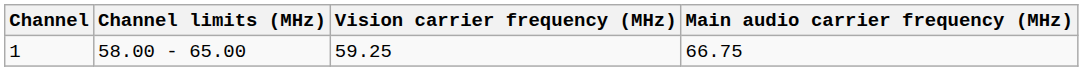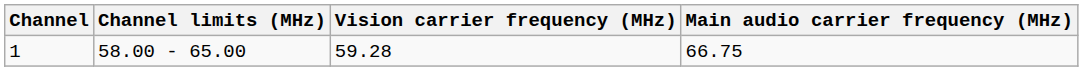(363, 51) 59.25 -> (363, 51) 59.28
